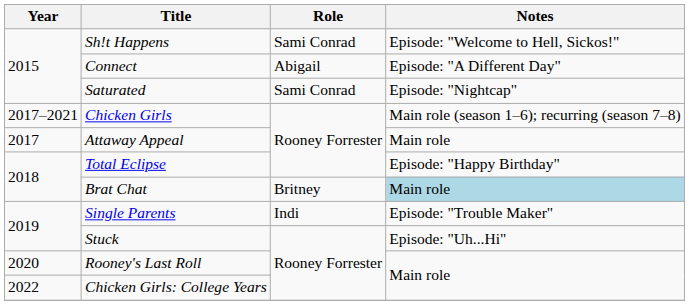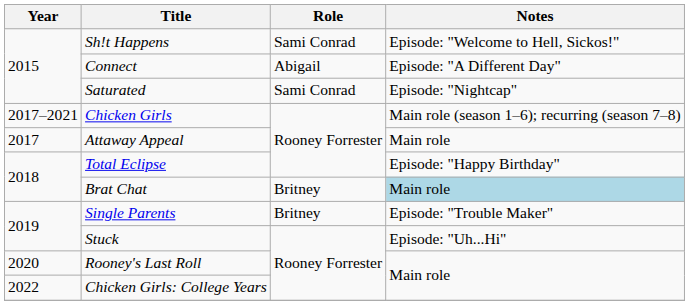(286, 213) Indi -> (297, 213) Britney
